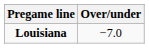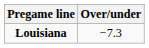(111, 33) −7.0 -> (111, 33) −7.3
